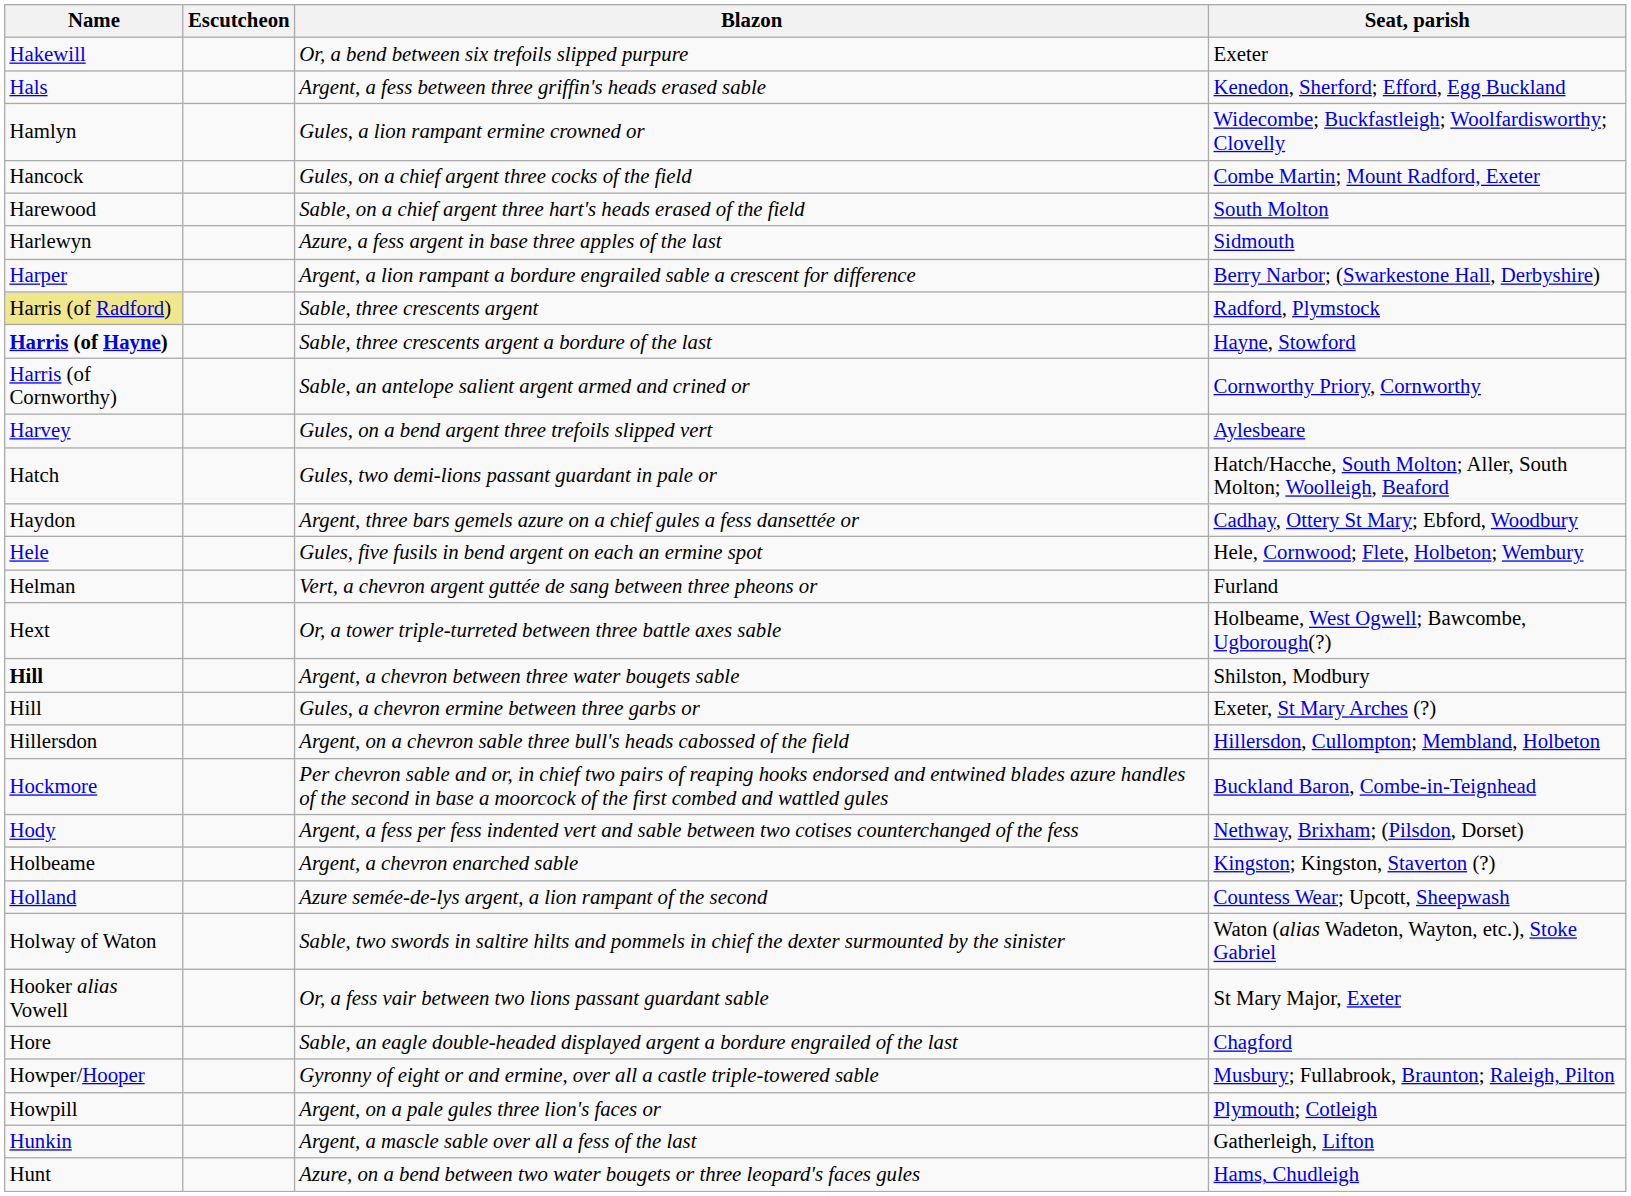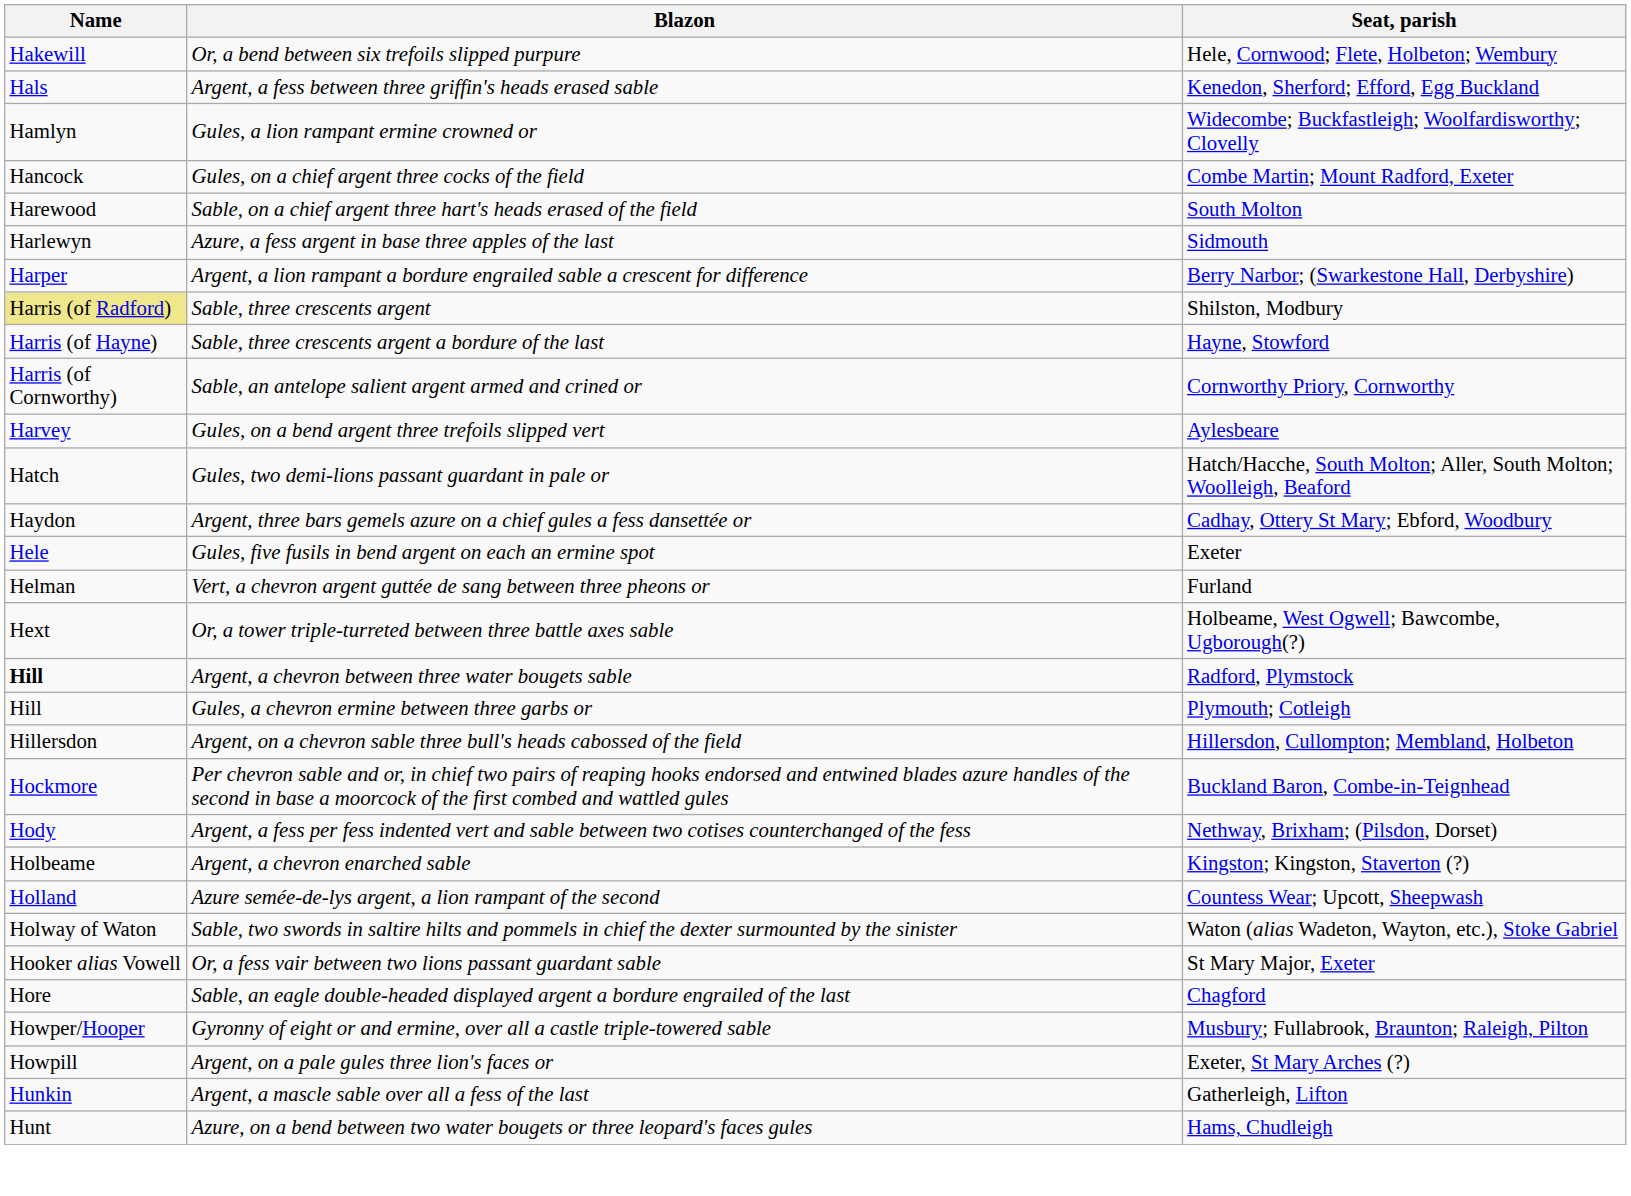- column: (239, 20)
(1241, 53) Exeter -> (1372, 53) Hele, Cornwood; Flete, Holbeton; Wembury
(1297, 308) Radford, Plymstock -> (1265, 308) Shilston, Modbury
(89, 341) bold -> (83, 341) normal
(1399, 553) Hele, Cornwood; Flete, Holbeton; Wembury -> (1214, 553) Exeter
(1292, 675) Shilston, Modbury -> (1270, 675) Radford, Plymstock
(1325, 708) Exeter, St Mary Arches (?) -> (1269, 708) Plymouth; Cotleigh
(1295, 1108) Plymouth; Cotleigh -> (1298, 1061) Exeter, St Mary Arches (?)
